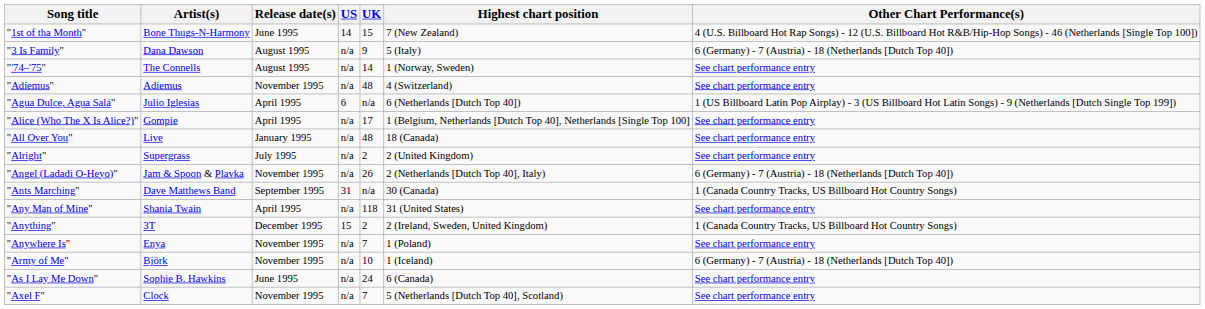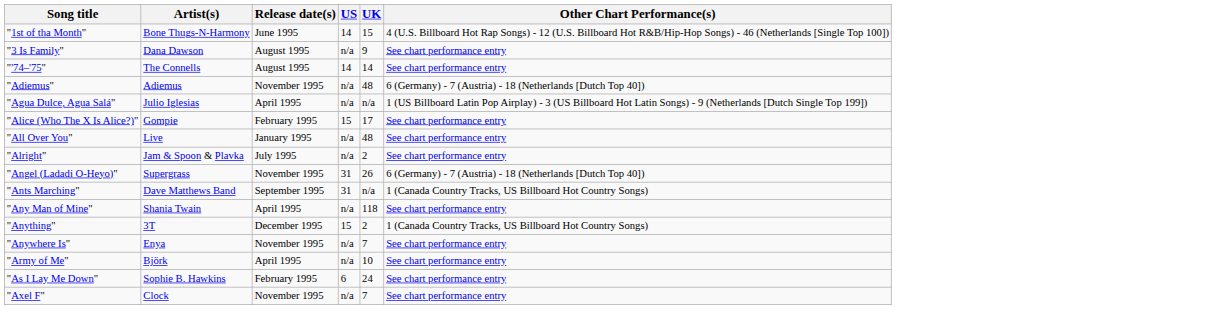- column: (538, 14)
(824, 50) 6 (Germany) - 7 (Austria) - 18 (Netherlands [Dutch Top 40]) -> (446, 50) See chart performance entry
(347, 68) n/a -> (346, 68) 14
(755, 85) See chart performance entry -> (515, 85) 6 (Germany) - 7 (Austria) - 18 (Netherlands [Dutch Top 40])
(343, 103) 6 -> (347, 103) n/a
(278, 120) April 1995 -> (286, 120) February 1995
(347, 120) n/a -> (346, 120) 15
(167, 155) Supergrass -> (194, 155) Jam & Spoon & Plavka
(194, 173) Jam & Spoon & Plavka -> (167, 173) Supergrass
(347, 173) n/a -> (346, 173) 31
(289, 261) November 1995 -> (278, 261) April 1995
(824, 261) 6 (Germany) - 7 (Austria) - 18 (Netherlands [Dutch Top 40]) -> (446, 261) See chart performance entry
(276, 278) June 1995 -> (286, 278) February 1995
(347, 278) n/a -> (343, 278) 6
